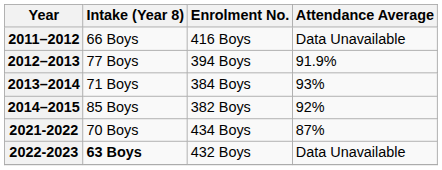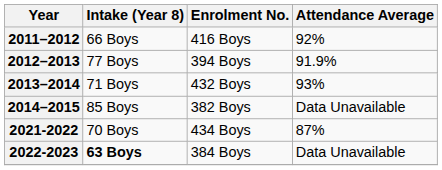(351, 38) Data Unavailable -> (310, 38) 92%
(221, 84) 384 Boys -> (221, 84) 432 Boys
(310, 107) 92% -> (351, 107) Data Unavailable
(221, 152) 432 Boys -> (221, 152) 384 Boys
